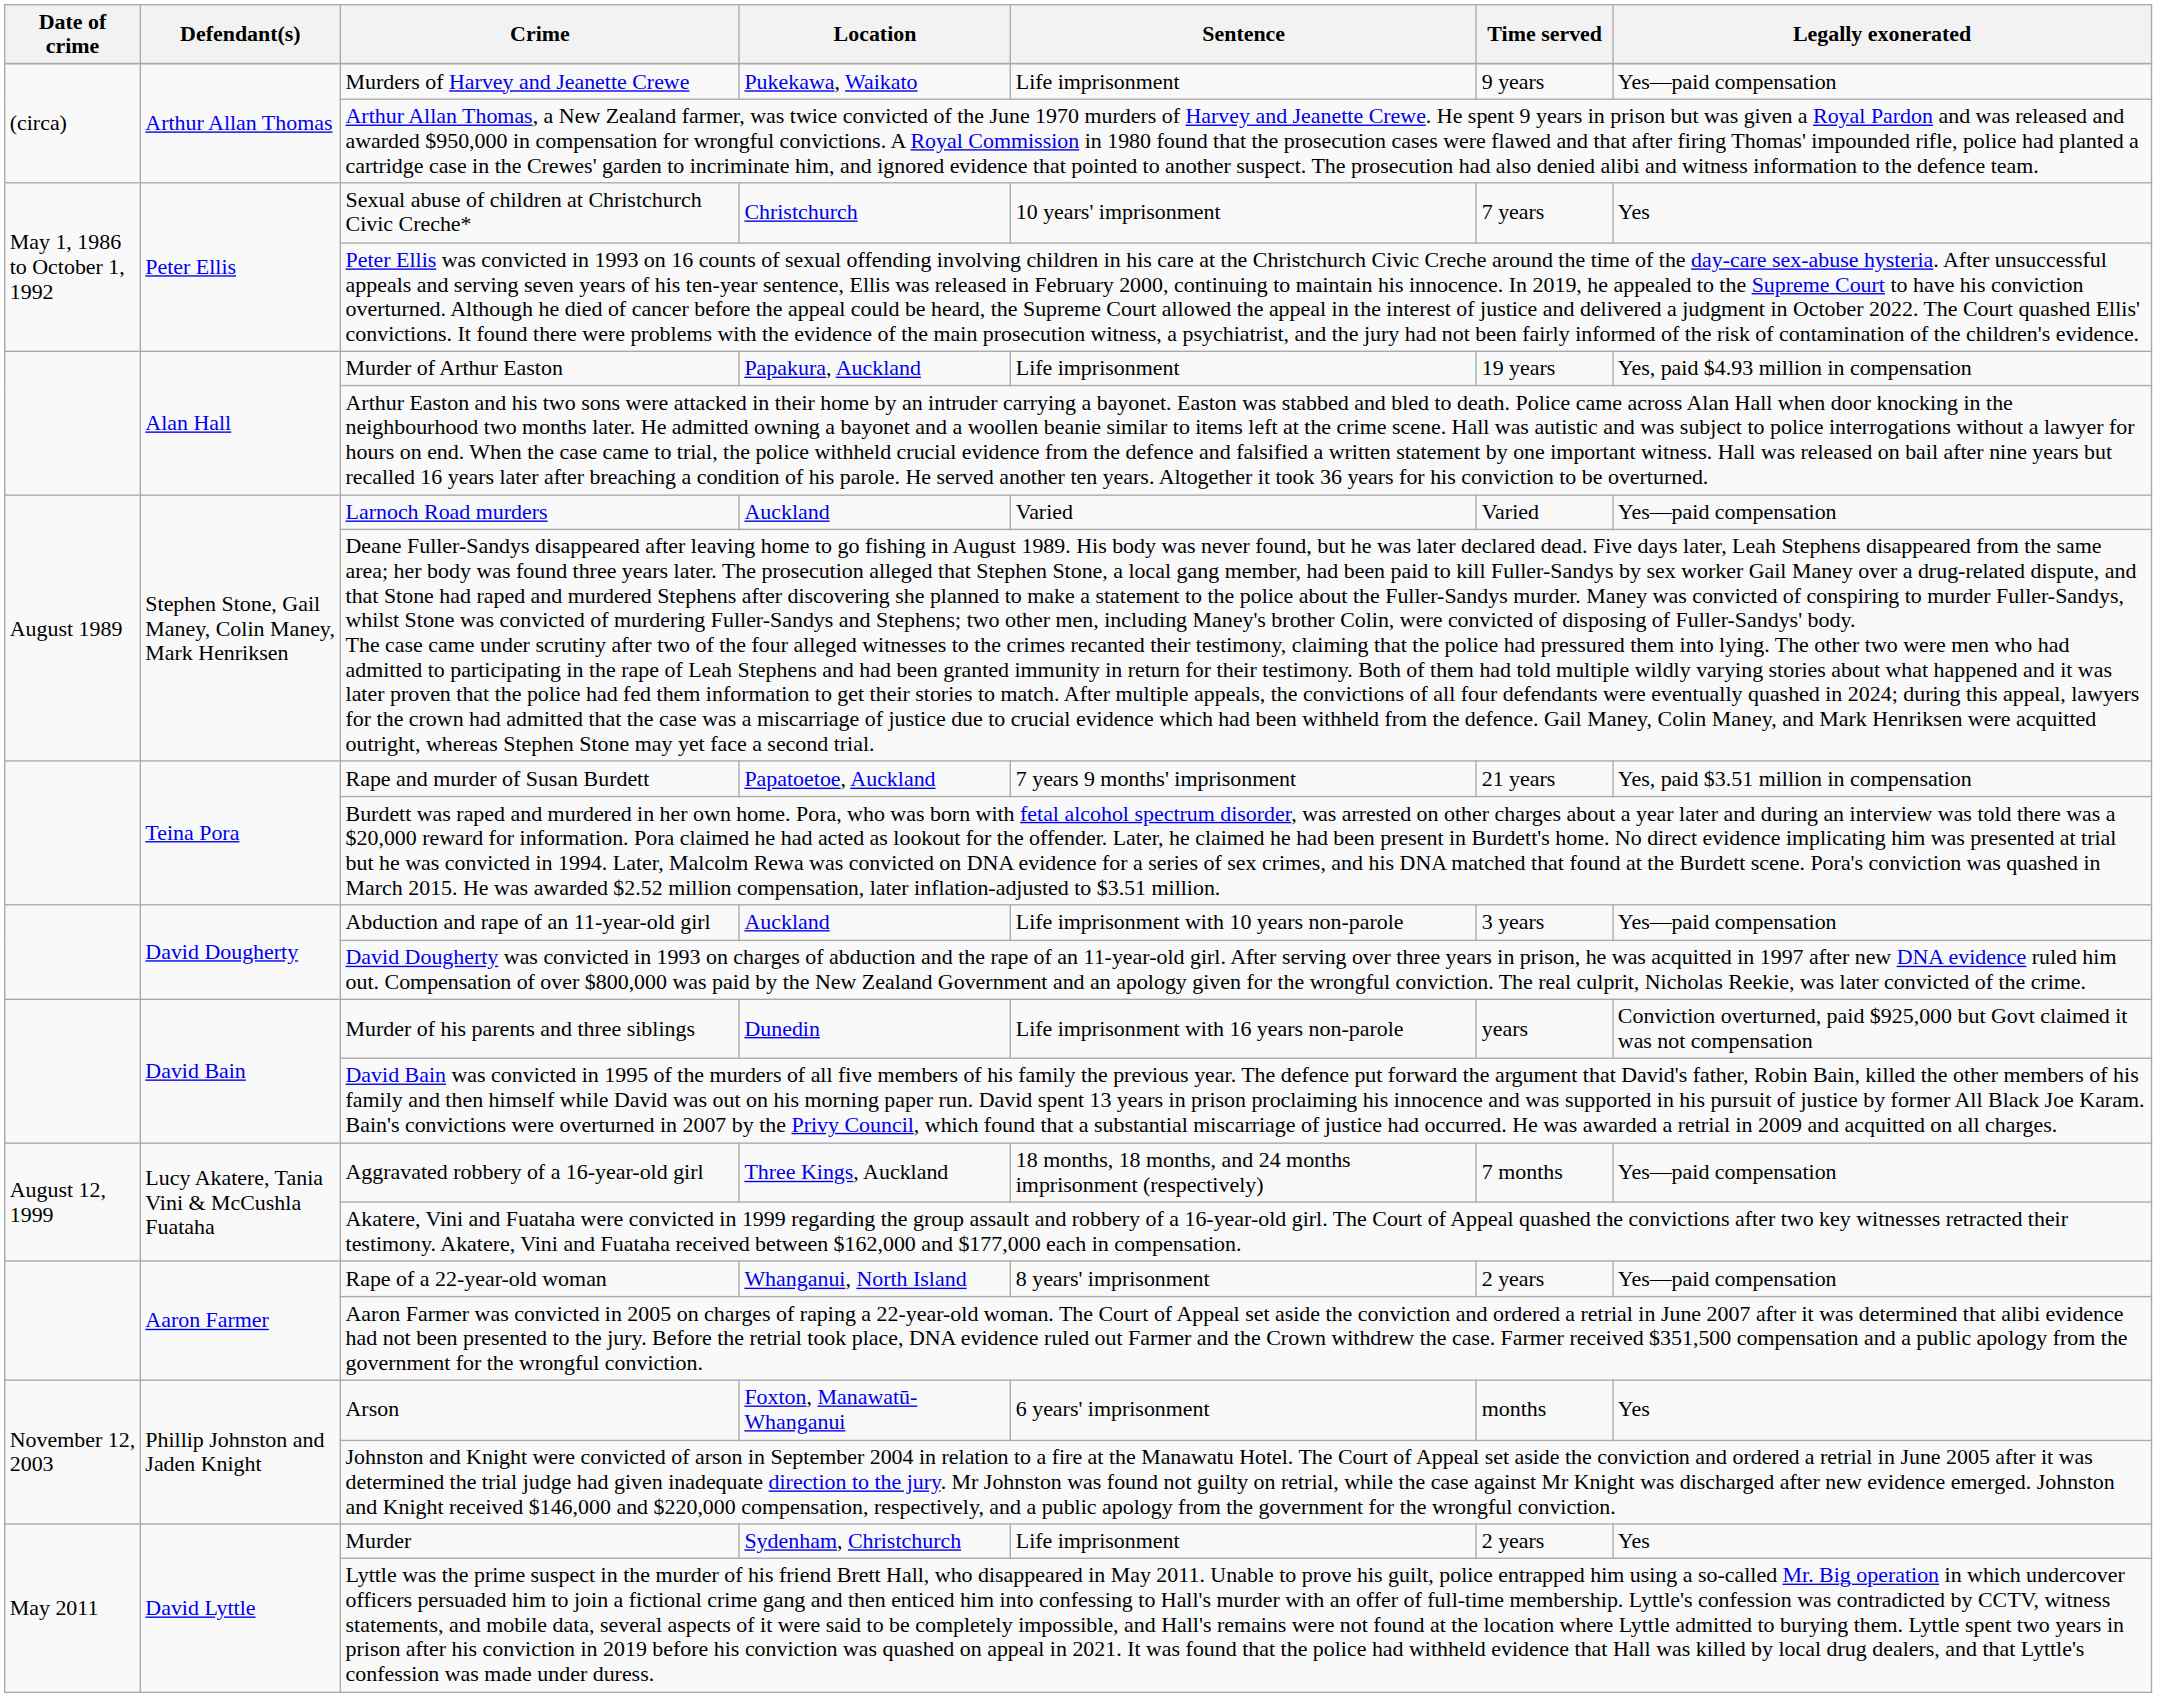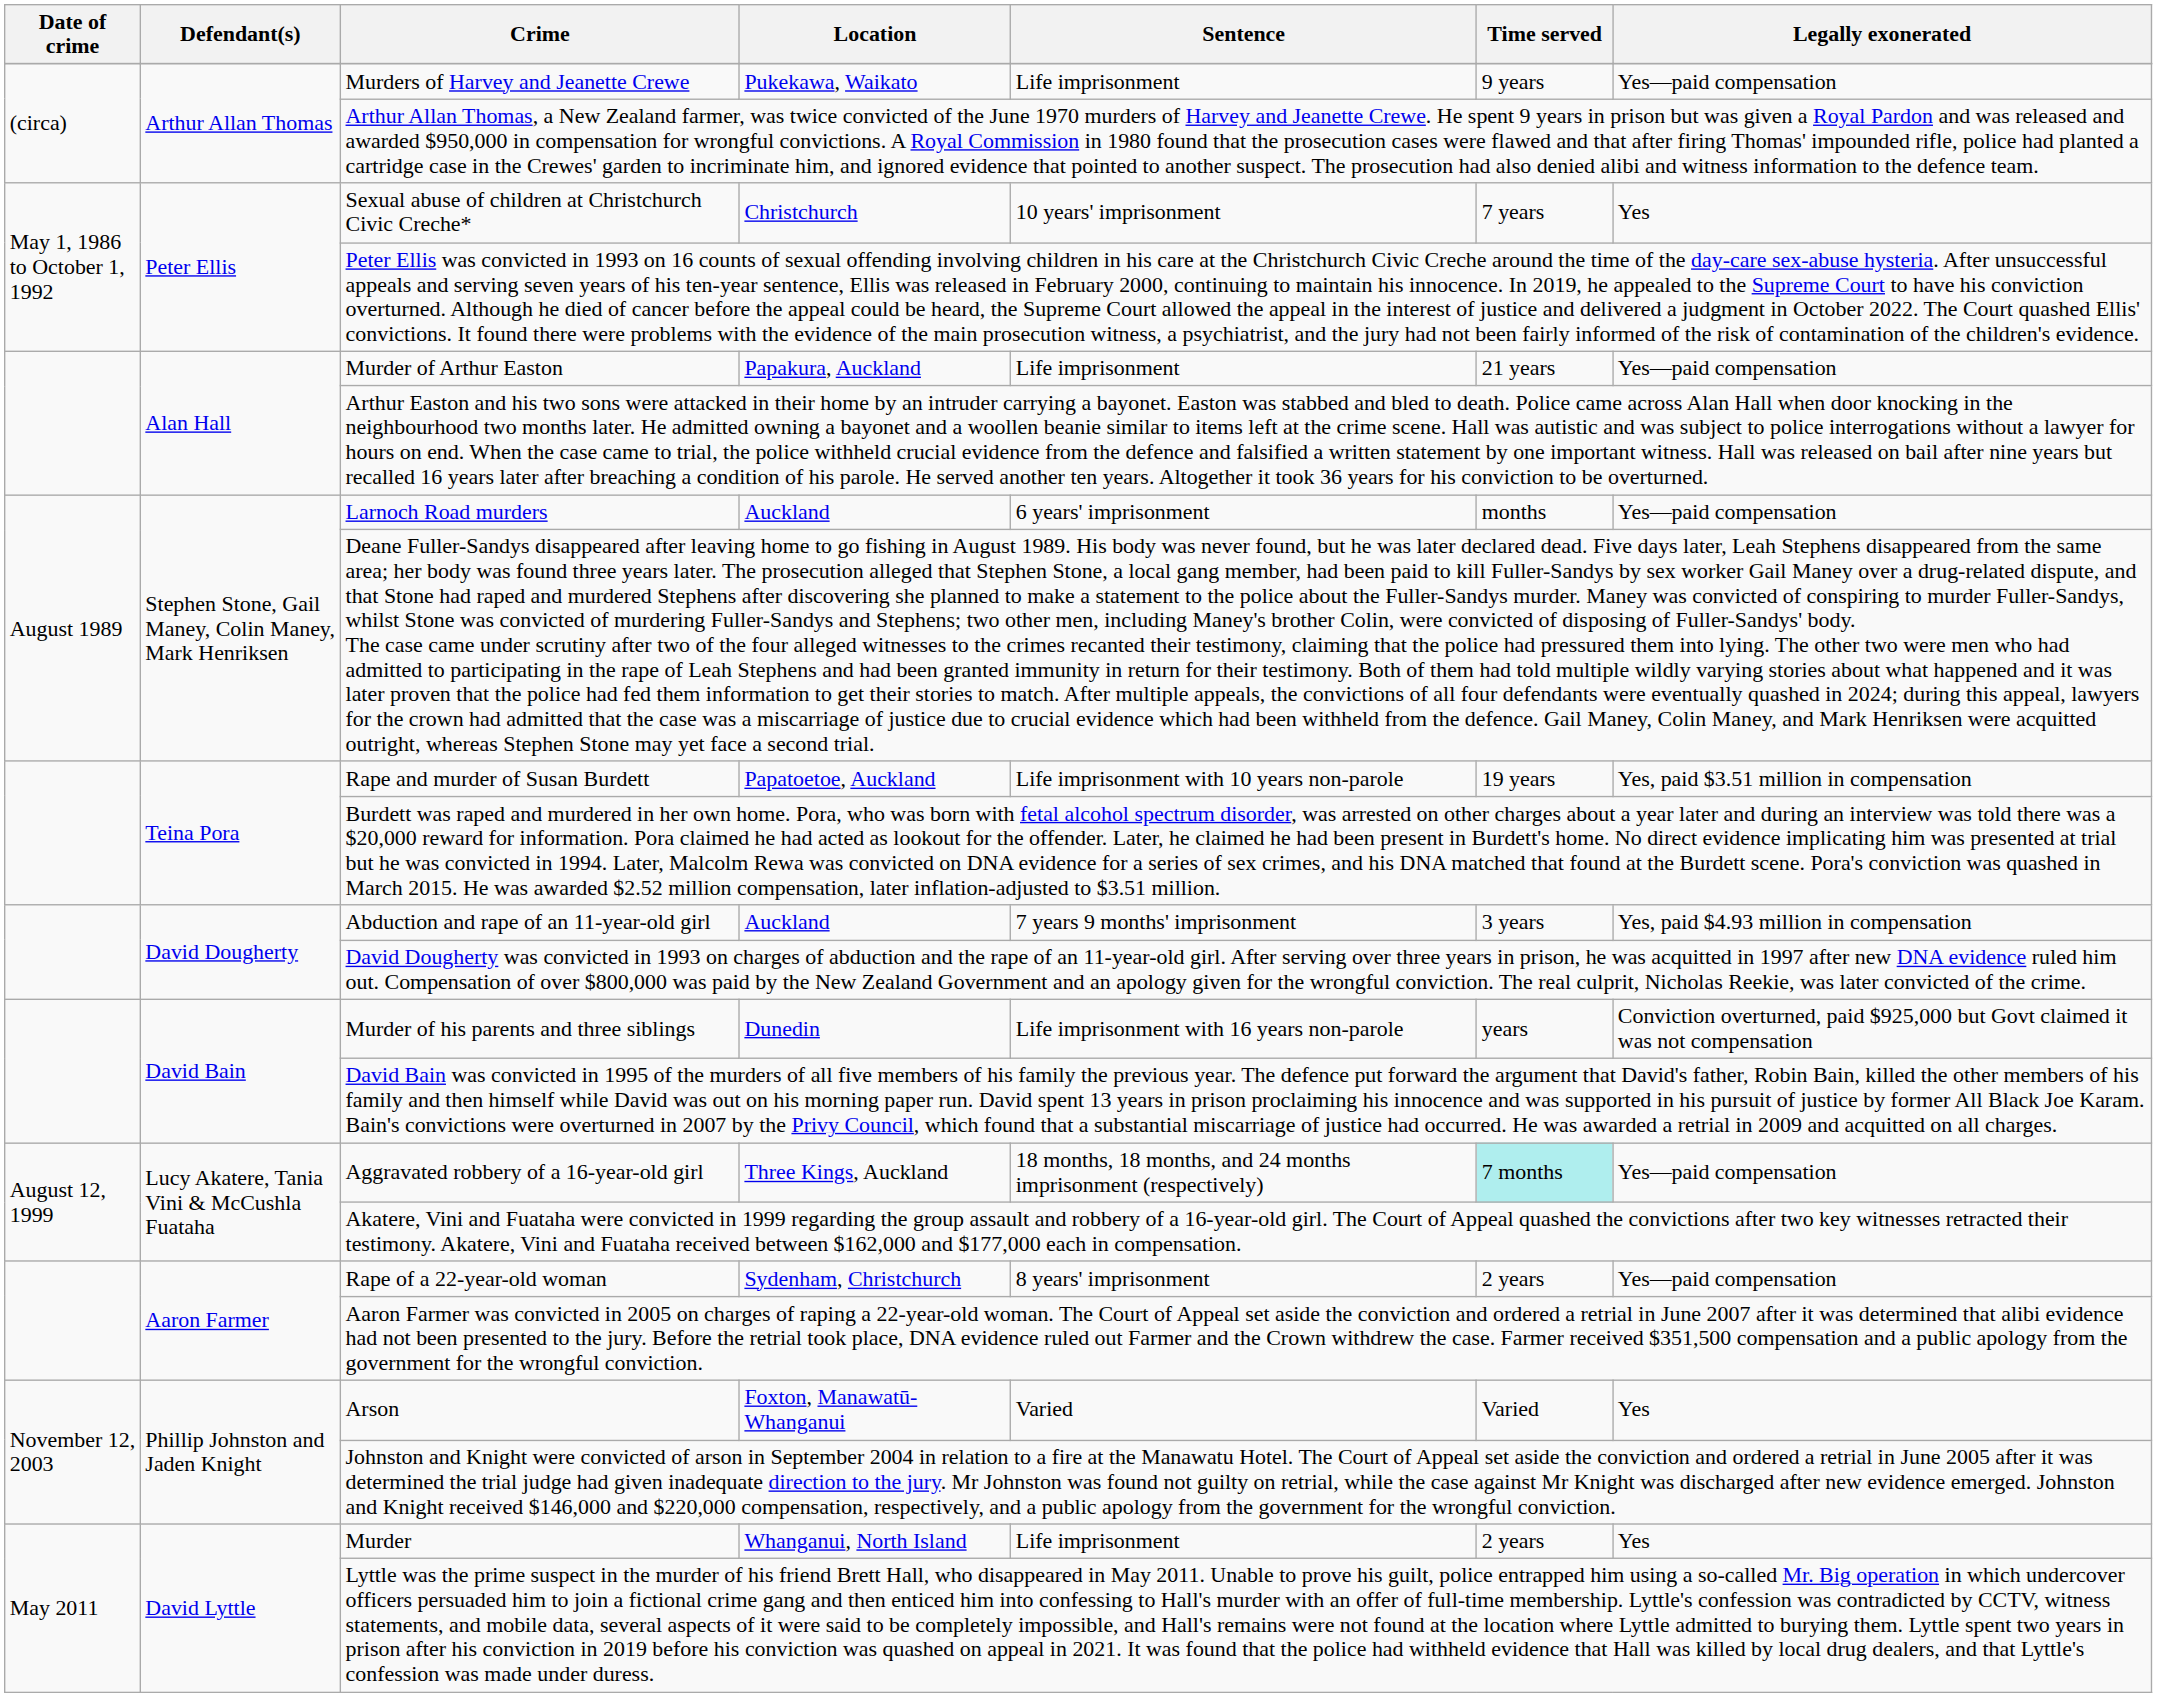(1519, 368) 19 years -> (1519, 368) 21 years
(1795, 368) Yes, paid $4.93 million in compensation -> (1727, 368) Yes—paid compensation
(1044, 511) Varied -> (1113, 511) 6 years' imprisonment
(1510, 511) Varied -> (1514, 511) months
(1156, 778) 7 years 9 months' imprisonment -> (1210, 778) Life imprisonment with 10 years non-parole
(1519, 778) 21 years -> (1519, 778) 19 years
(1210, 922) Life imprisonment with 10 years non-parole -> (1156, 922) 7 years 9 months' imprisonment
(1727, 922) Yes—paid compensation -> (1795, 922) Yes, paid $4.93 million in compensation
(1522, 1172) no background -> (1522, 1172) paleturquoise background
(855, 1278) Whanganui, North Island -> (853, 1278) Sydenham, Christchurch
(1113, 1409) 6 years' imprisonment -> (1044, 1409) Varied
(1514, 1409) months -> (1510, 1409) Varied
(853, 1541) Sydenham, Christchurch -> (855, 1541) Whanganui, North Island
